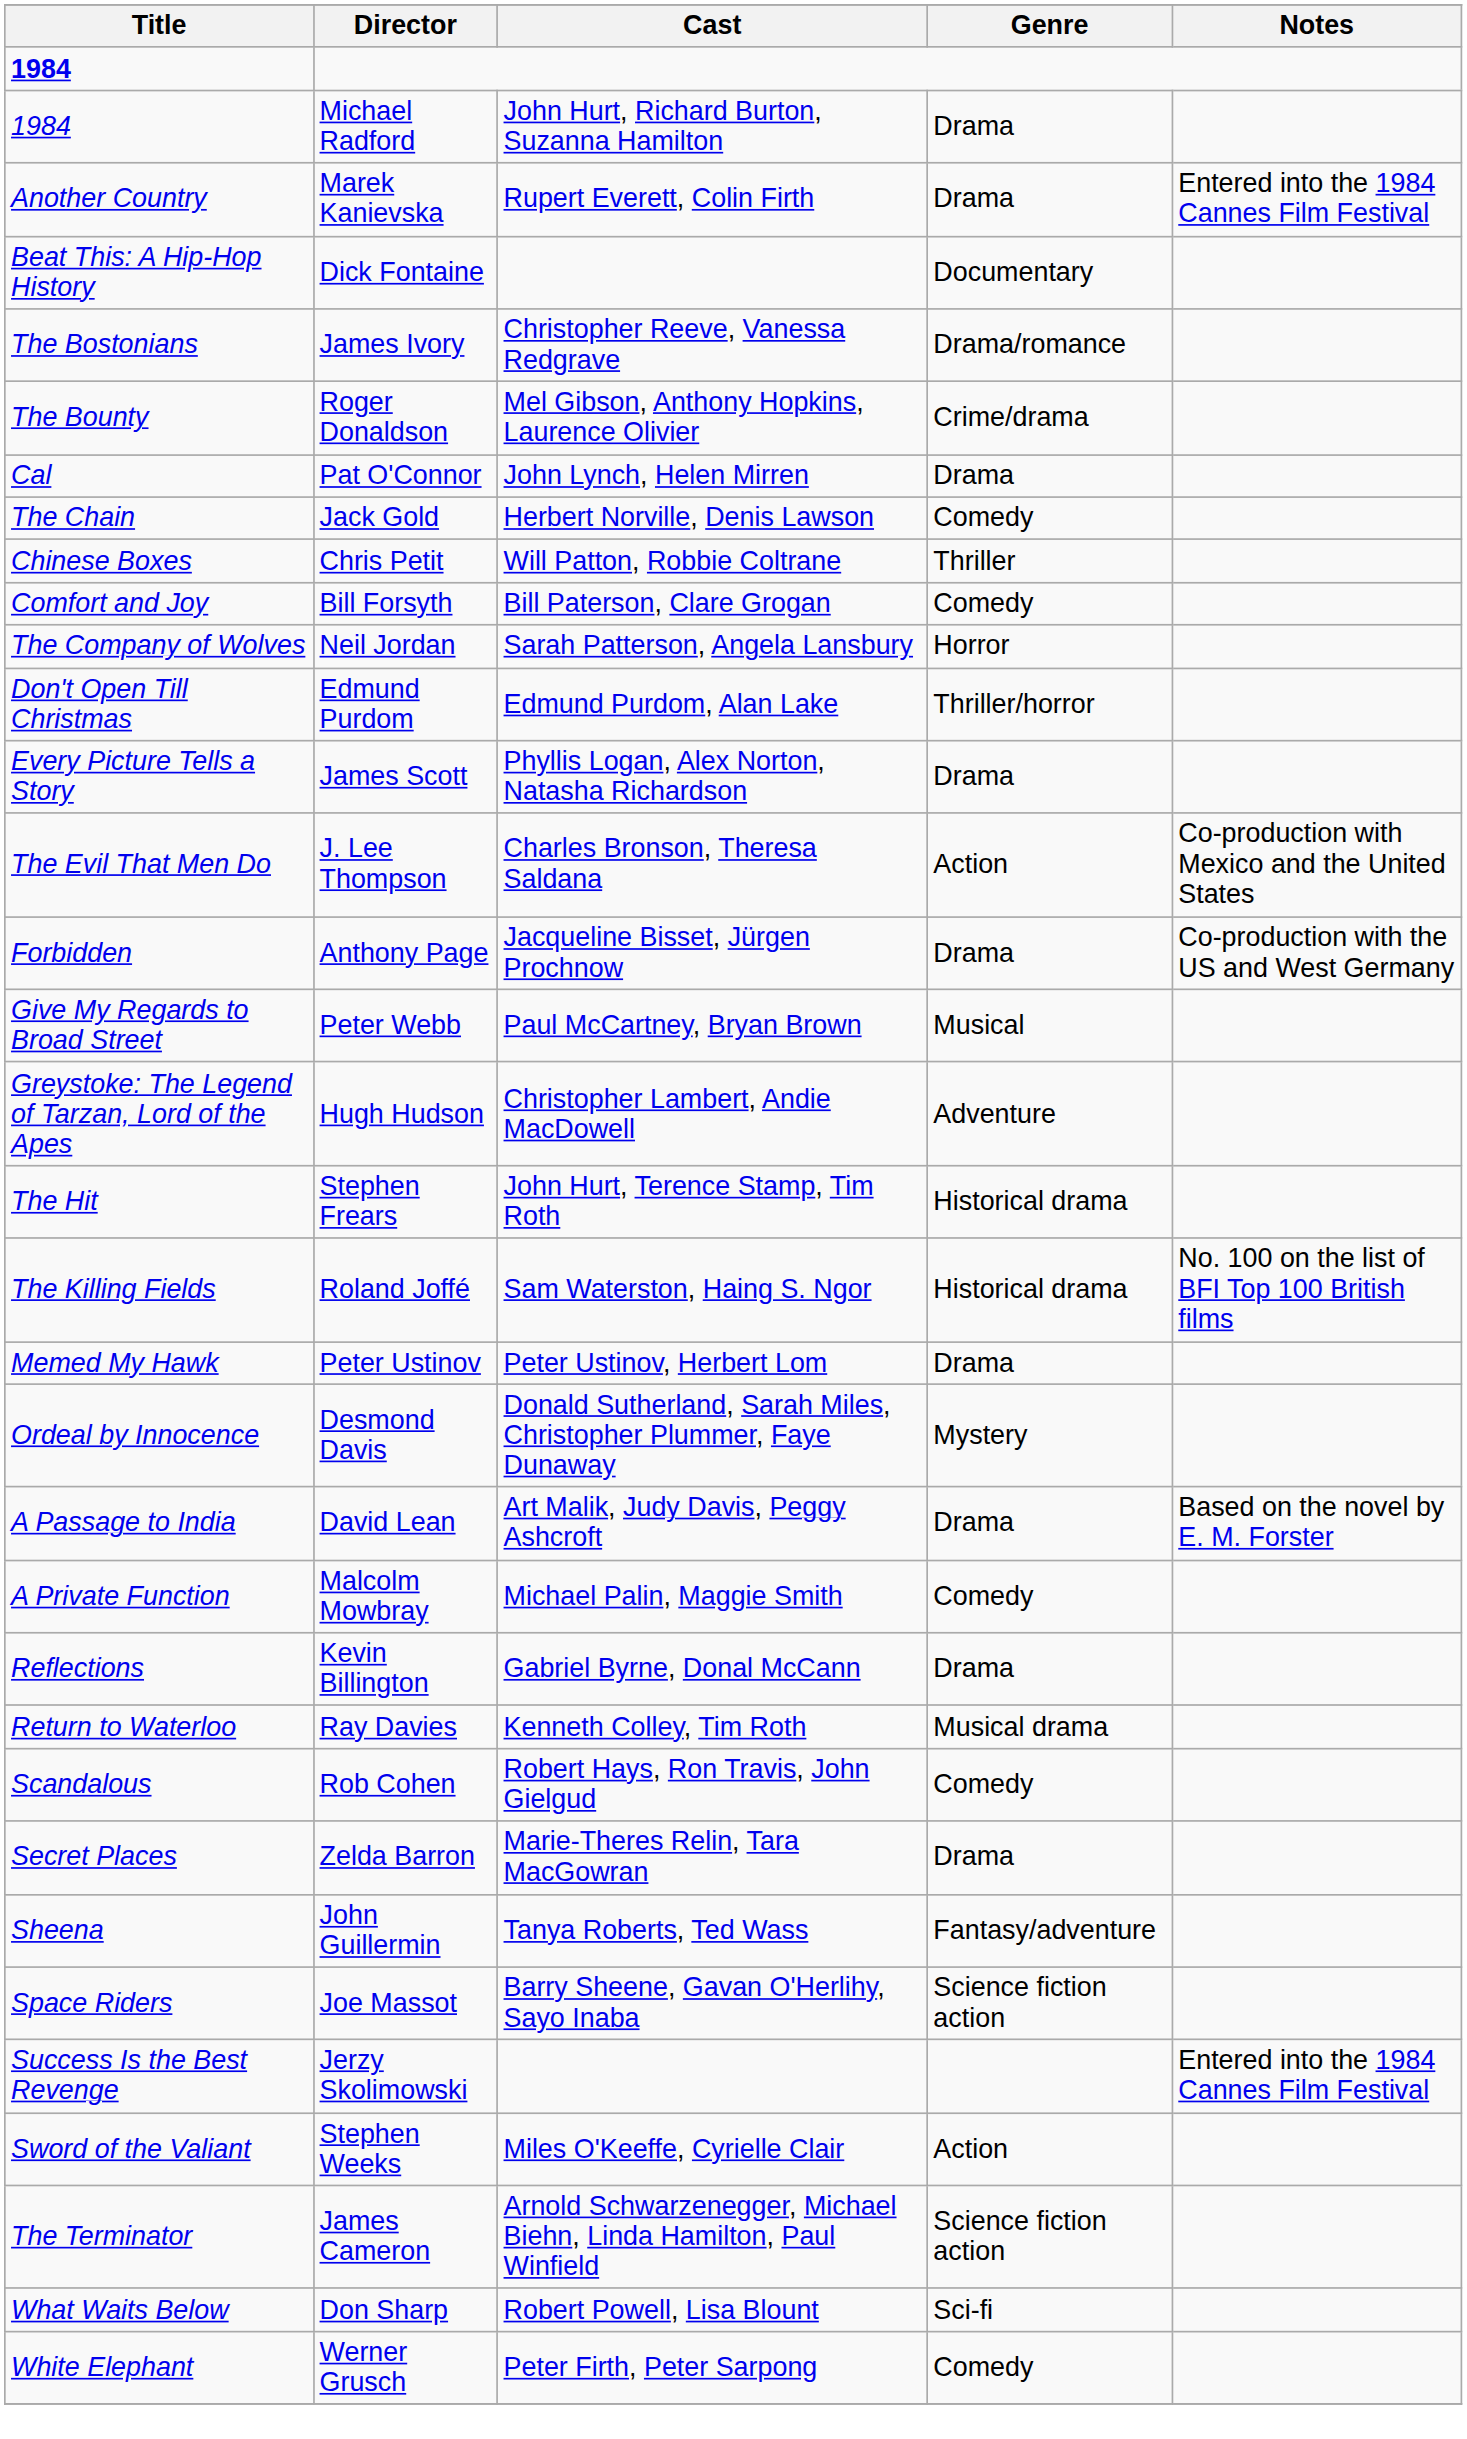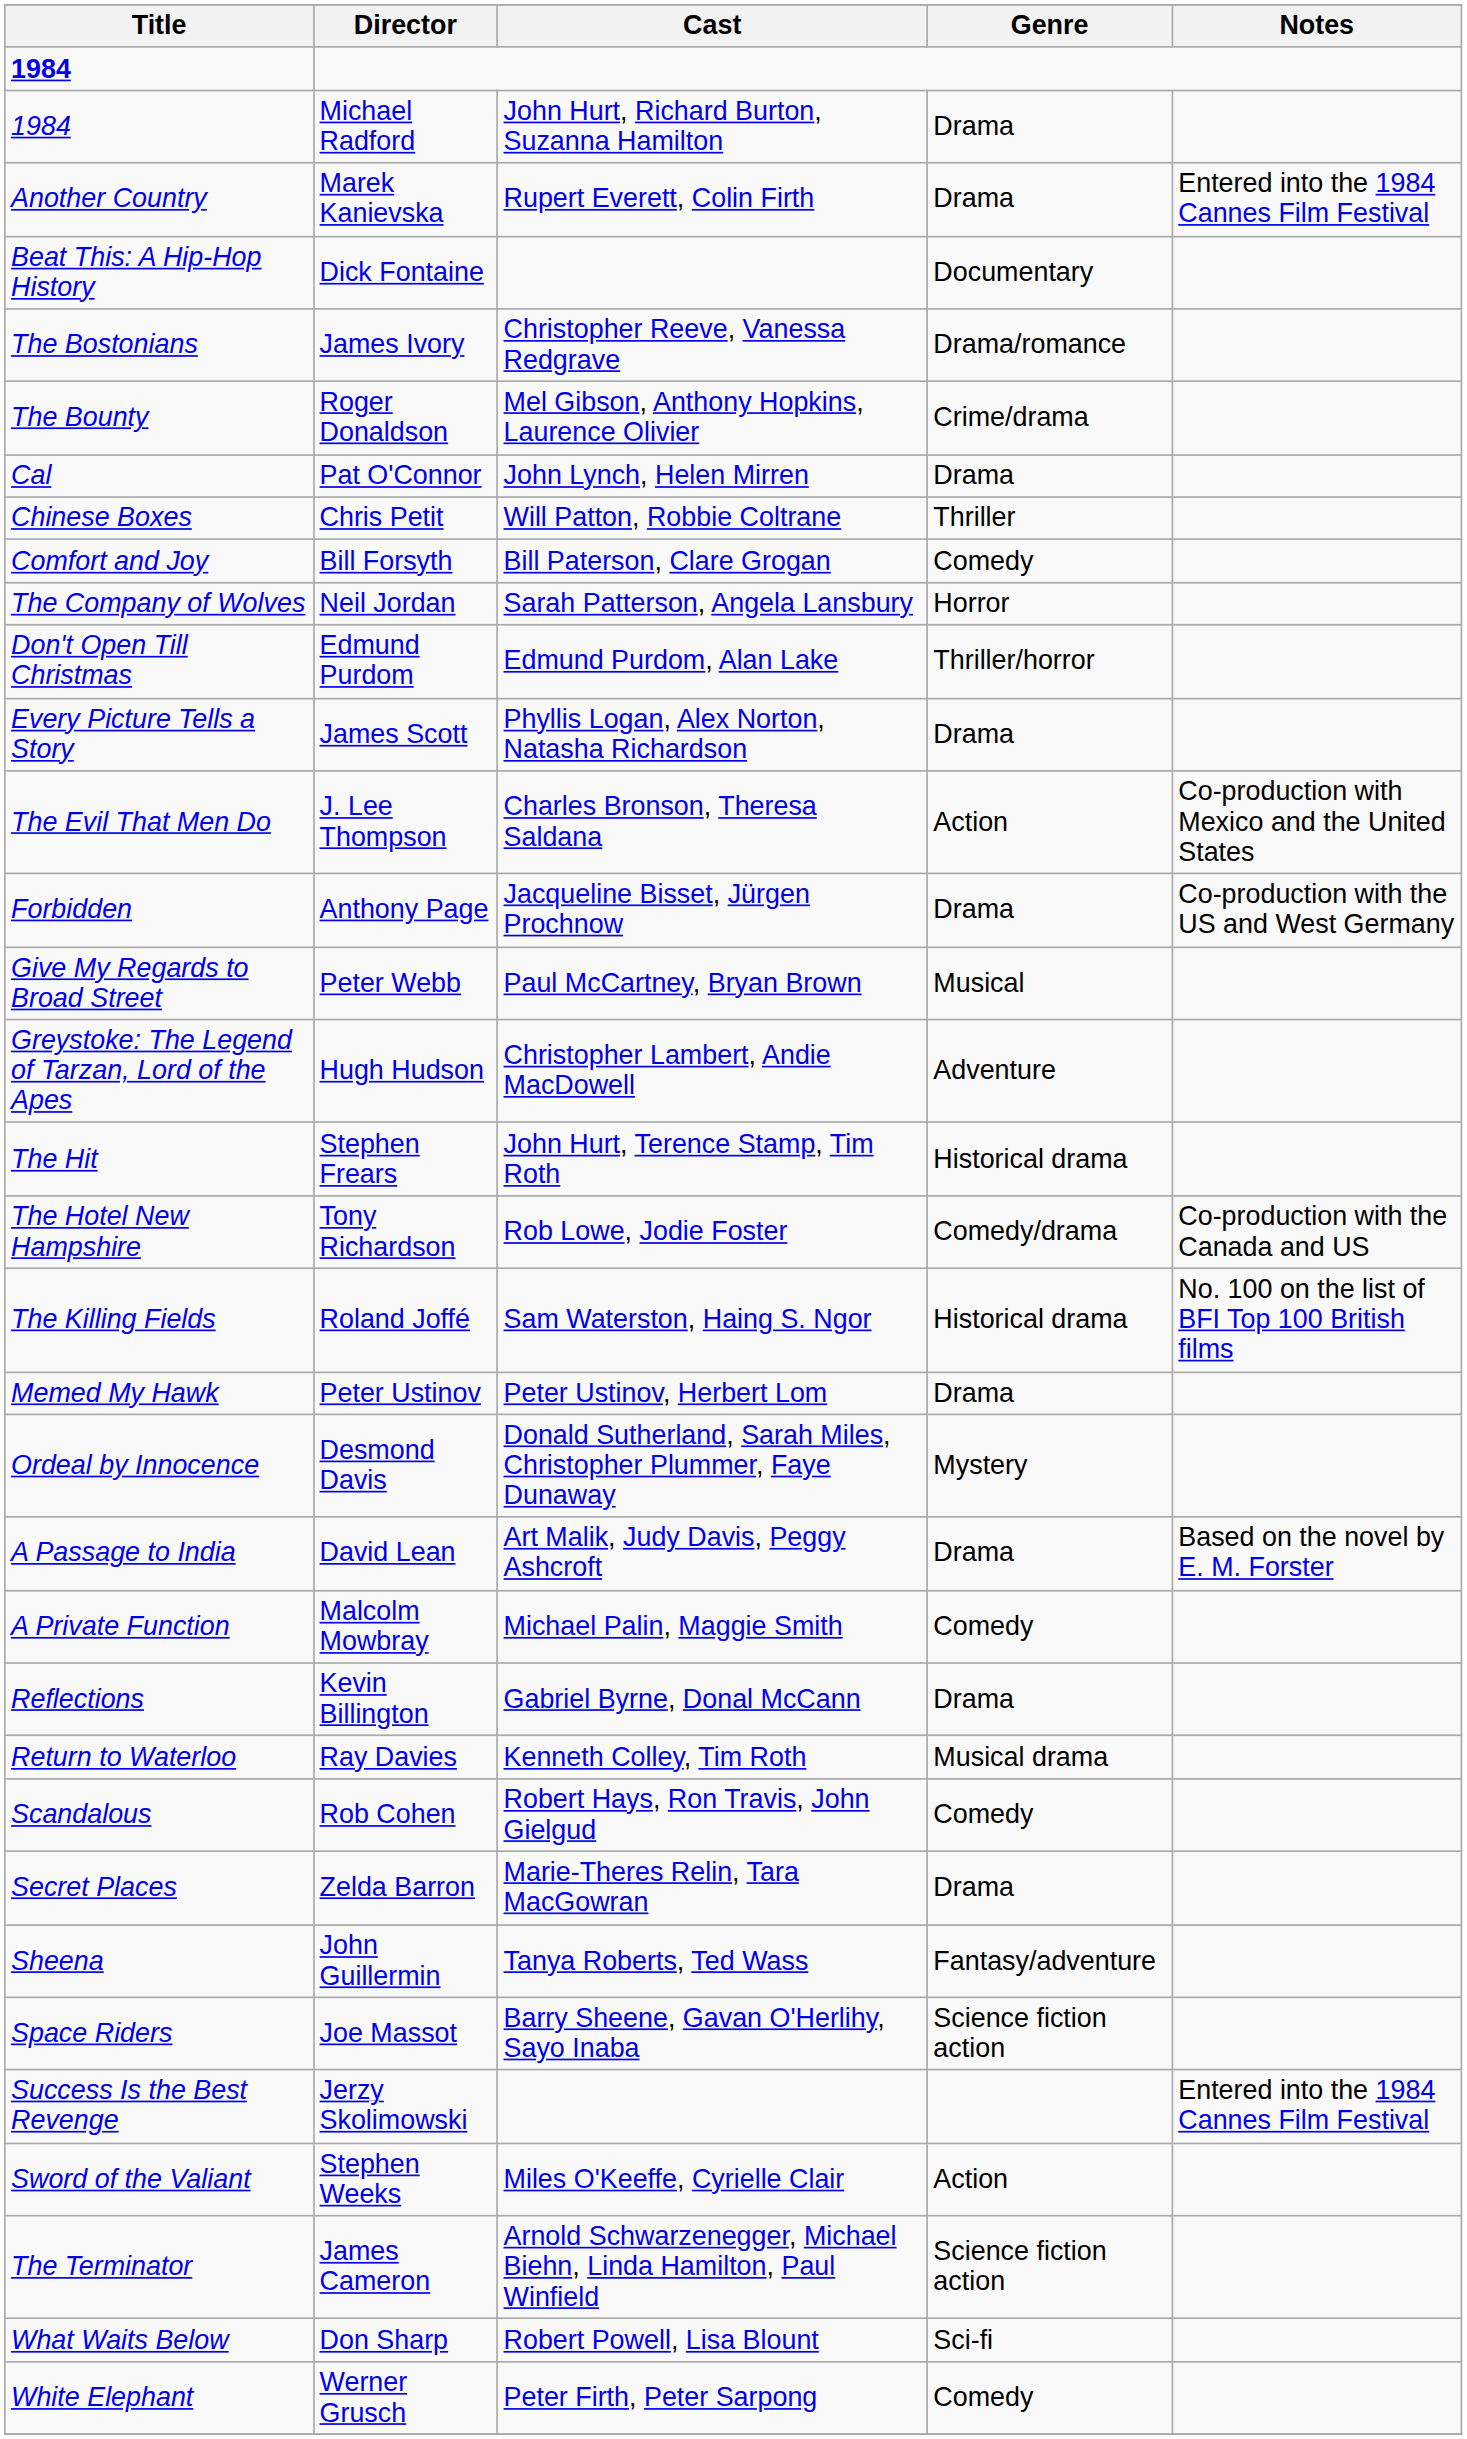- row: (73, 518)
+ row: (100, 1231)
